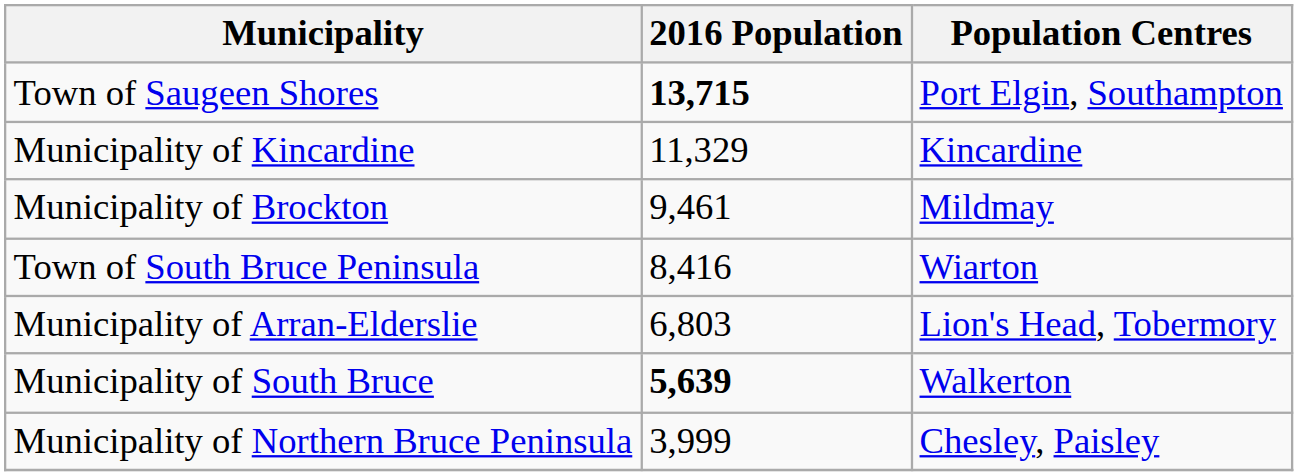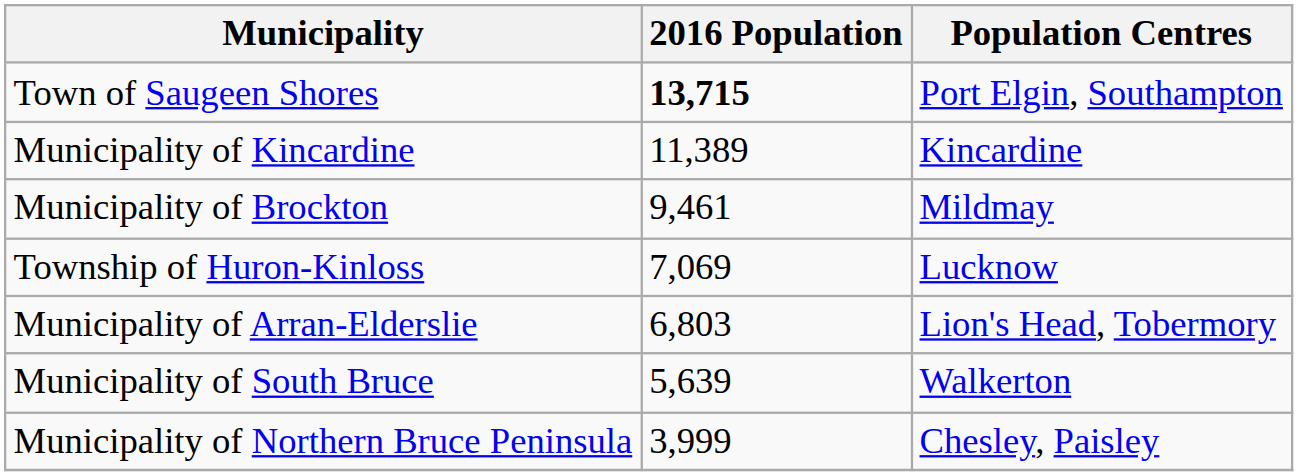(699, 149) 11,329 -> (699, 149) 11,389
- row: (246, 265)
+ row: (219, 265)
(690, 382) bold -> (690, 382) normal
